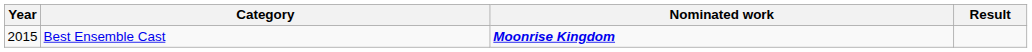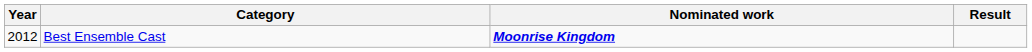(22, 36) 2015 -> (22, 36) 2012
